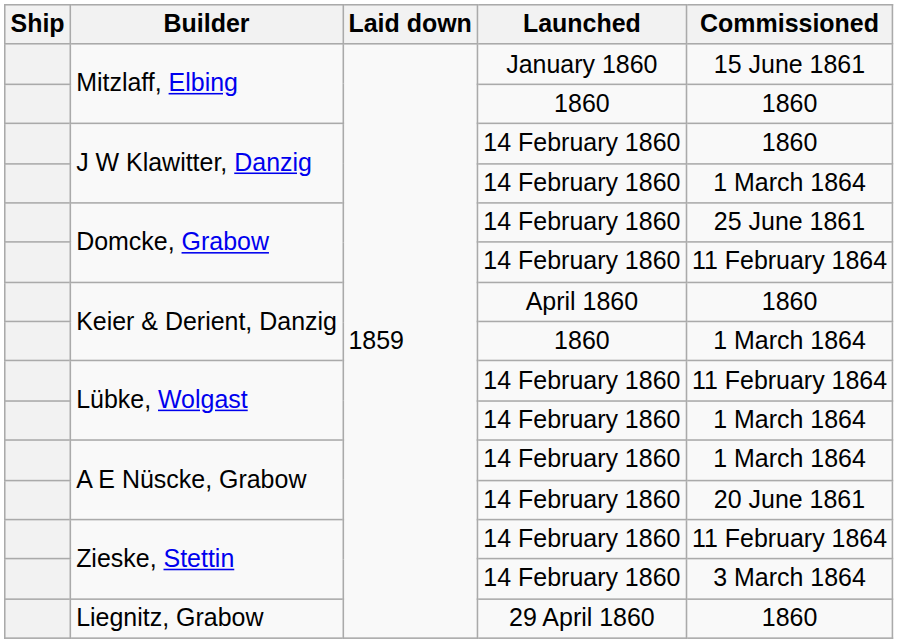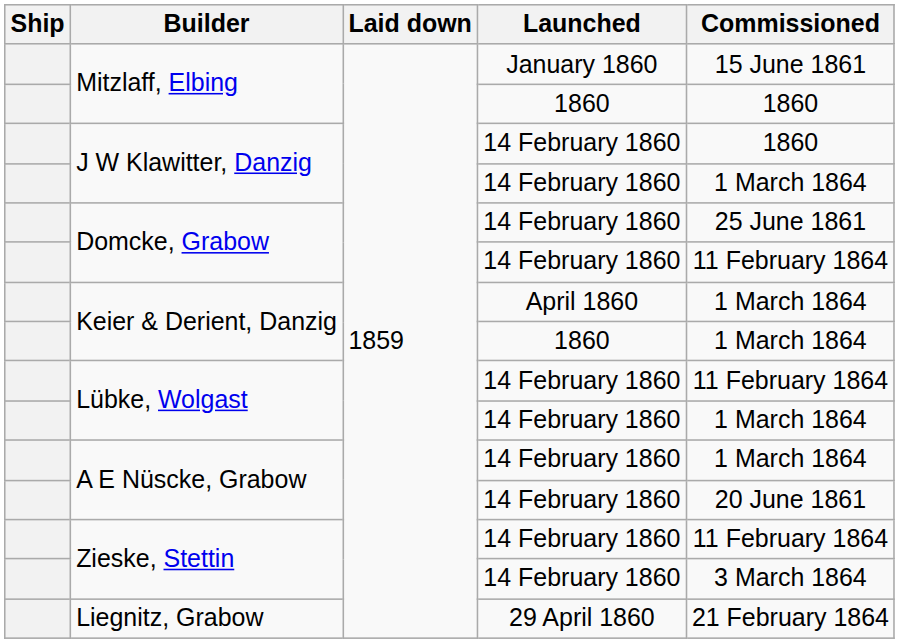(790, 301) 1860 -> (790, 301) 1 March 1864
(790, 618) 1860 -> (790, 618) 21 February 1864
